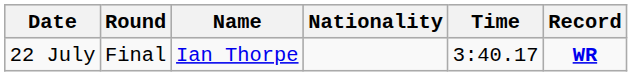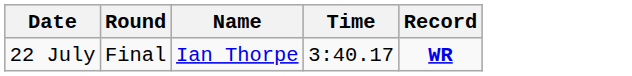- column: (376, 21)
